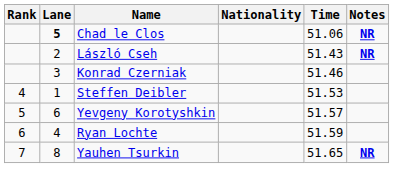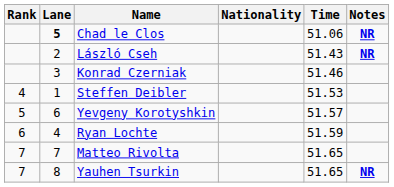+ row: (128, 152)
